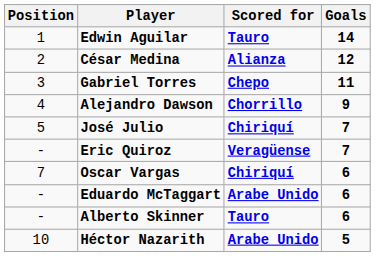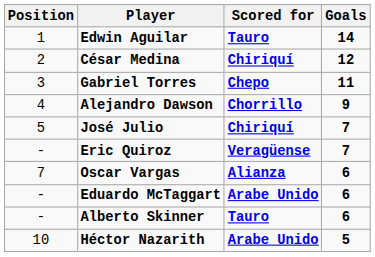(257, 61) Alianza -> (261, 61) Chiriquí
(261, 173) Chiriquí -> (257, 173) Alianza
